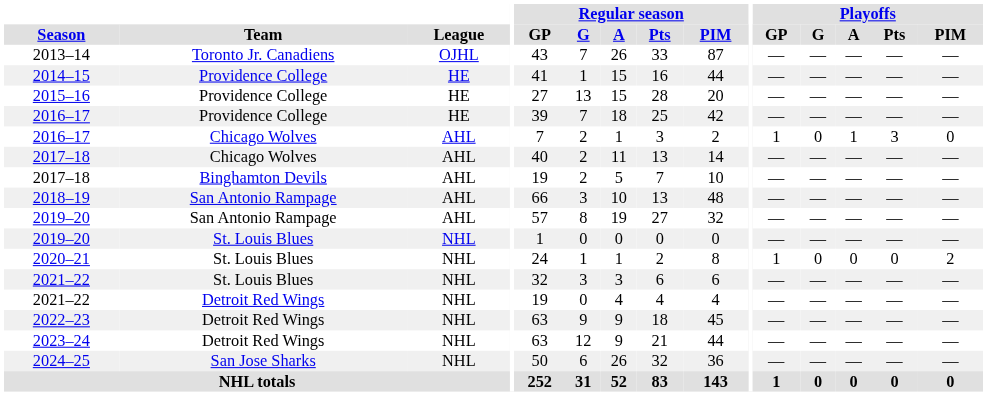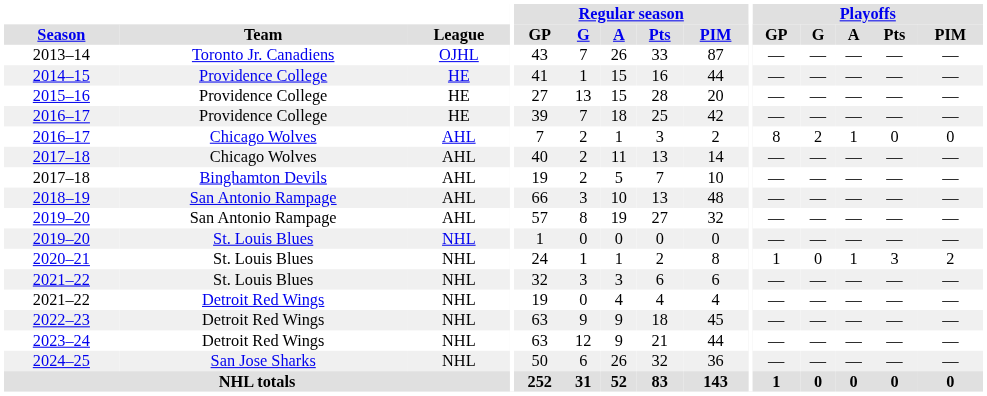(776, 136) 1 -> (776, 136) 8
(818, 136) 0 -> (818, 136) 2
(894, 136) 3 -> (894, 136) 0
(854, 258) 0 -> (854, 258) 1
(894, 258) 0 -> (894, 258) 3
